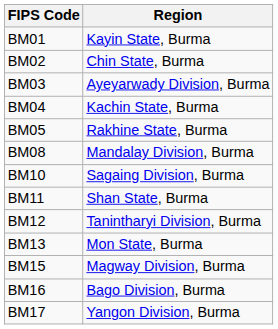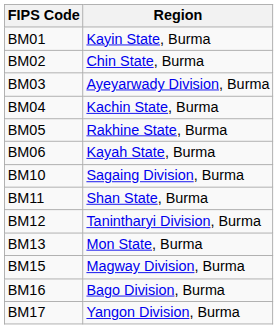+ row: (27, 152)
- row: (27, 152)
